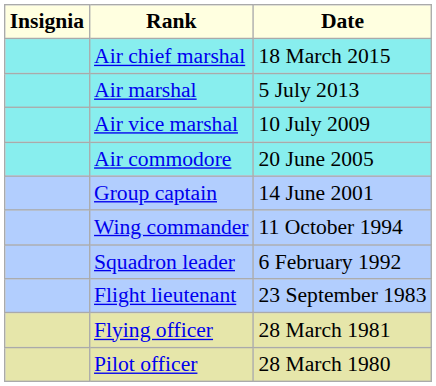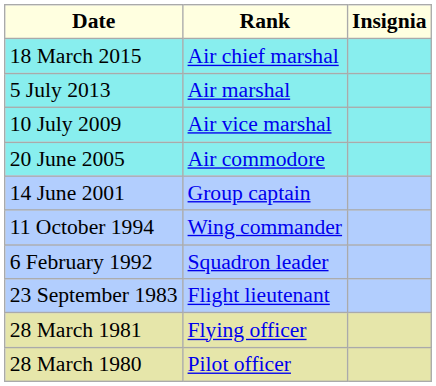columns swapped: (47, 21) <-> (342, 21)
